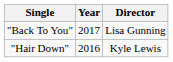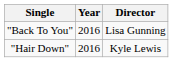(89, 30) 2017 -> (89, 30) 2016
